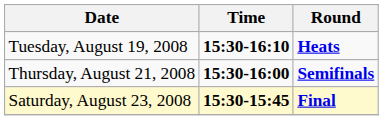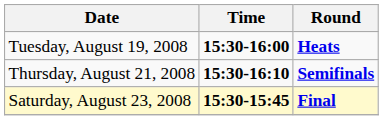(246, 45) 15:30-16:10 -> (246, 45) 15:30-16:00
(246, 73) 15:30-16:00 -> (246, 73) 15:30-16:10
